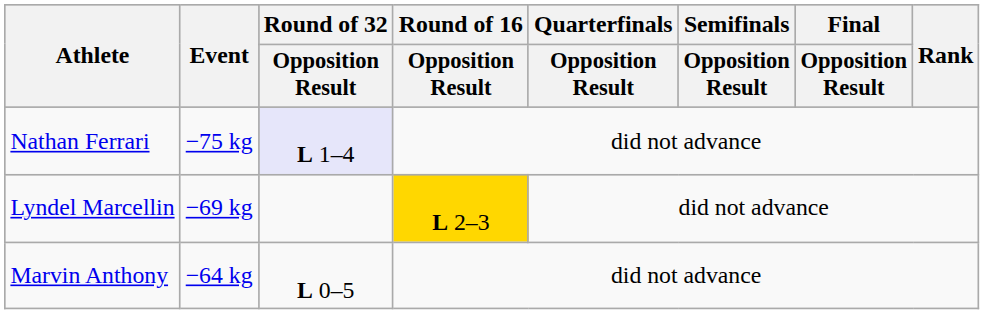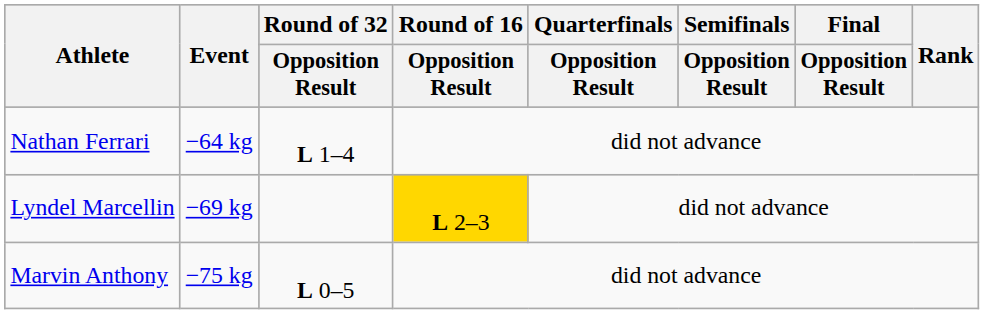(219, 141) −75 kg -> (219, 141) −64 kg
(326, 155) lavender background -> (326, 155) no background
(219, 275) −64 kg -> (219, 275) −75 kg
